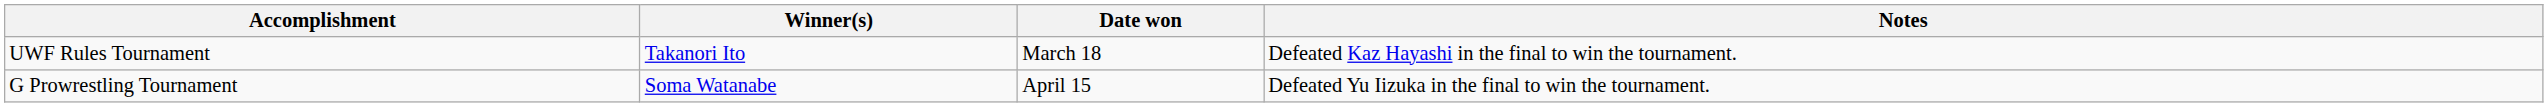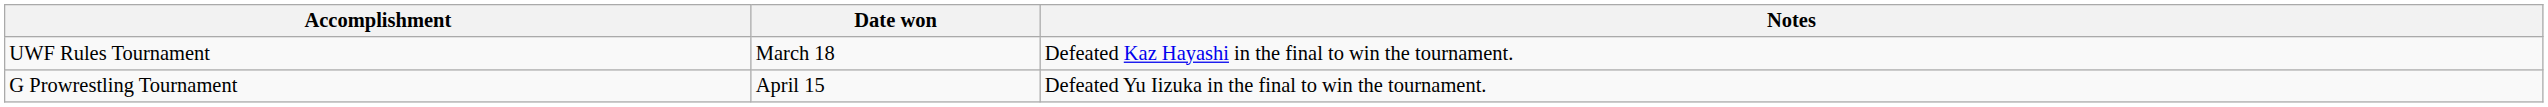- column: (829, 20)
